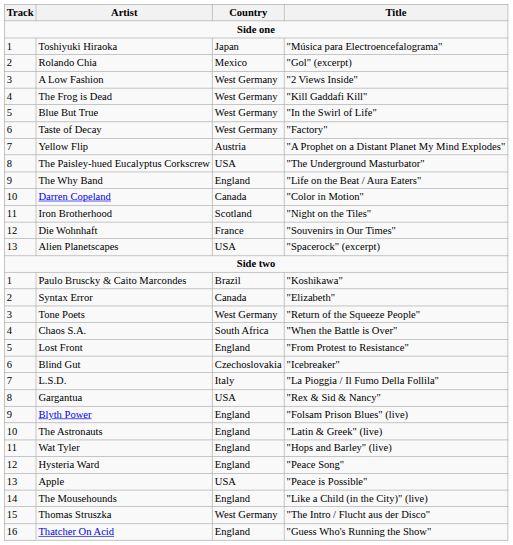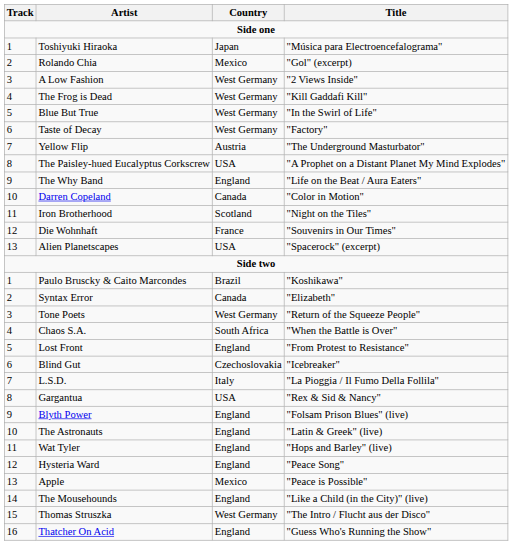(396, 146) "A Prophet on a Distant Planet My Mind Explodes" -> (356, 146) "The Underground Masturbator"
(356, 163) "The Underground Masturbator" -> (396, 163) "A Prophet on a Distant Planet My Mind Explodes"
(225, 481) USA -> (231, 481) Mexico
